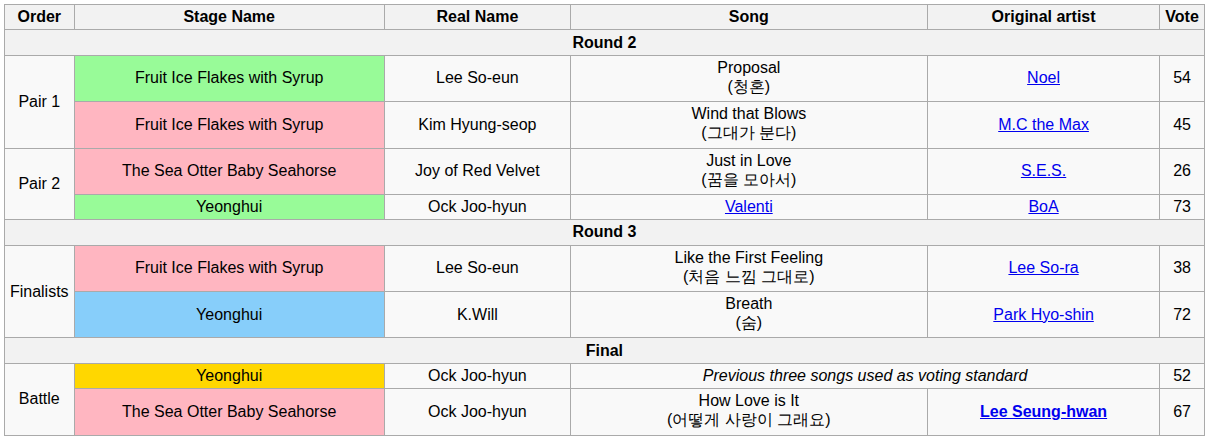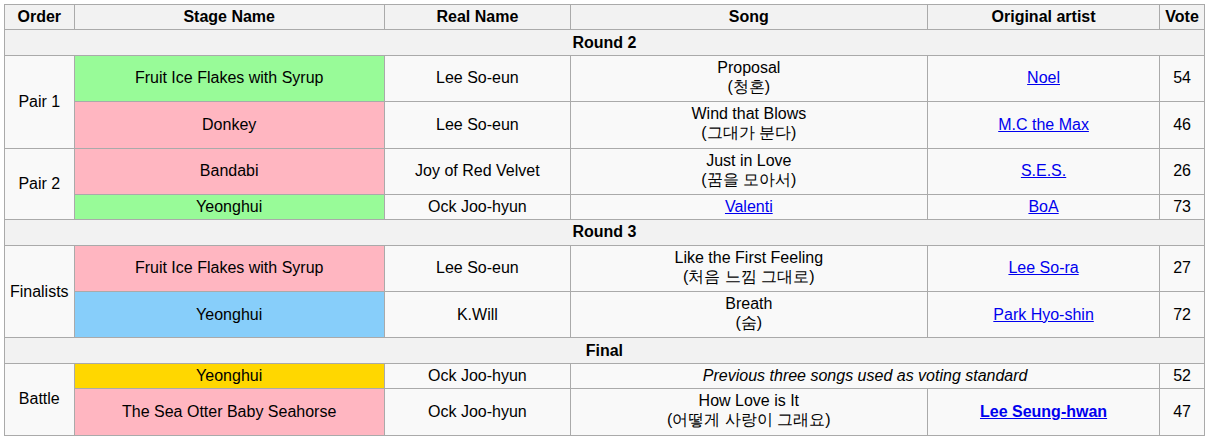(229, 124) Fruit Ice Flakes with Syrup -> (229, 124) Donkey
(477, 124) Kim Hyung-seop -> (477, 124) Lee So-eun
(1182, 124) 45 -> (1182, 124) 46
(229, 171) The Sea Otter Baby Seahorse -> (229, 171) Bandabi
(1182, 268) 38 -> (1182, 268) 27
(1182, 411) 67 -> (1182, 411) 47
